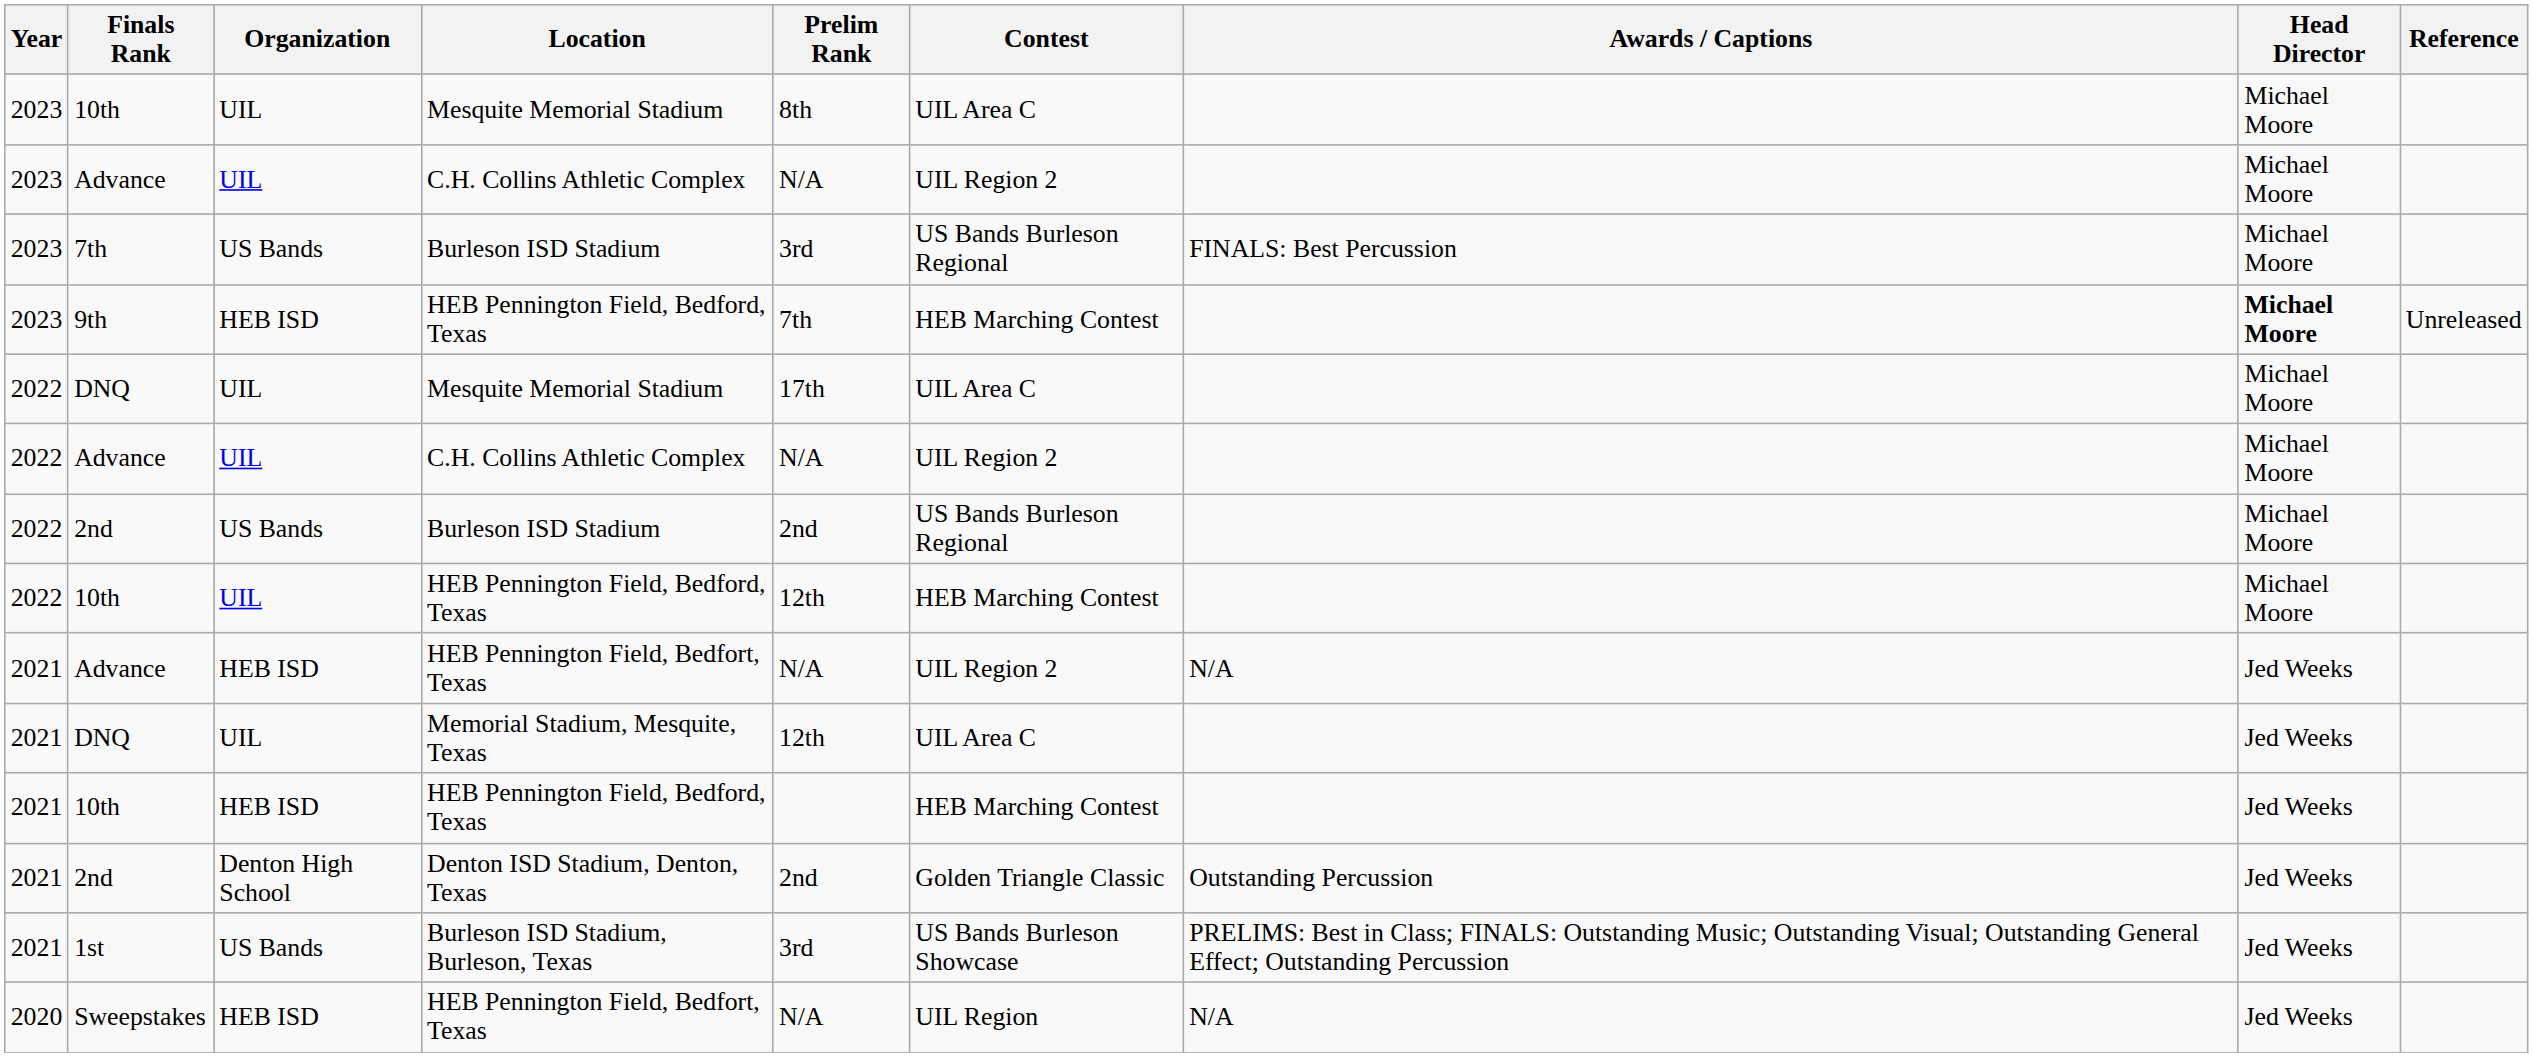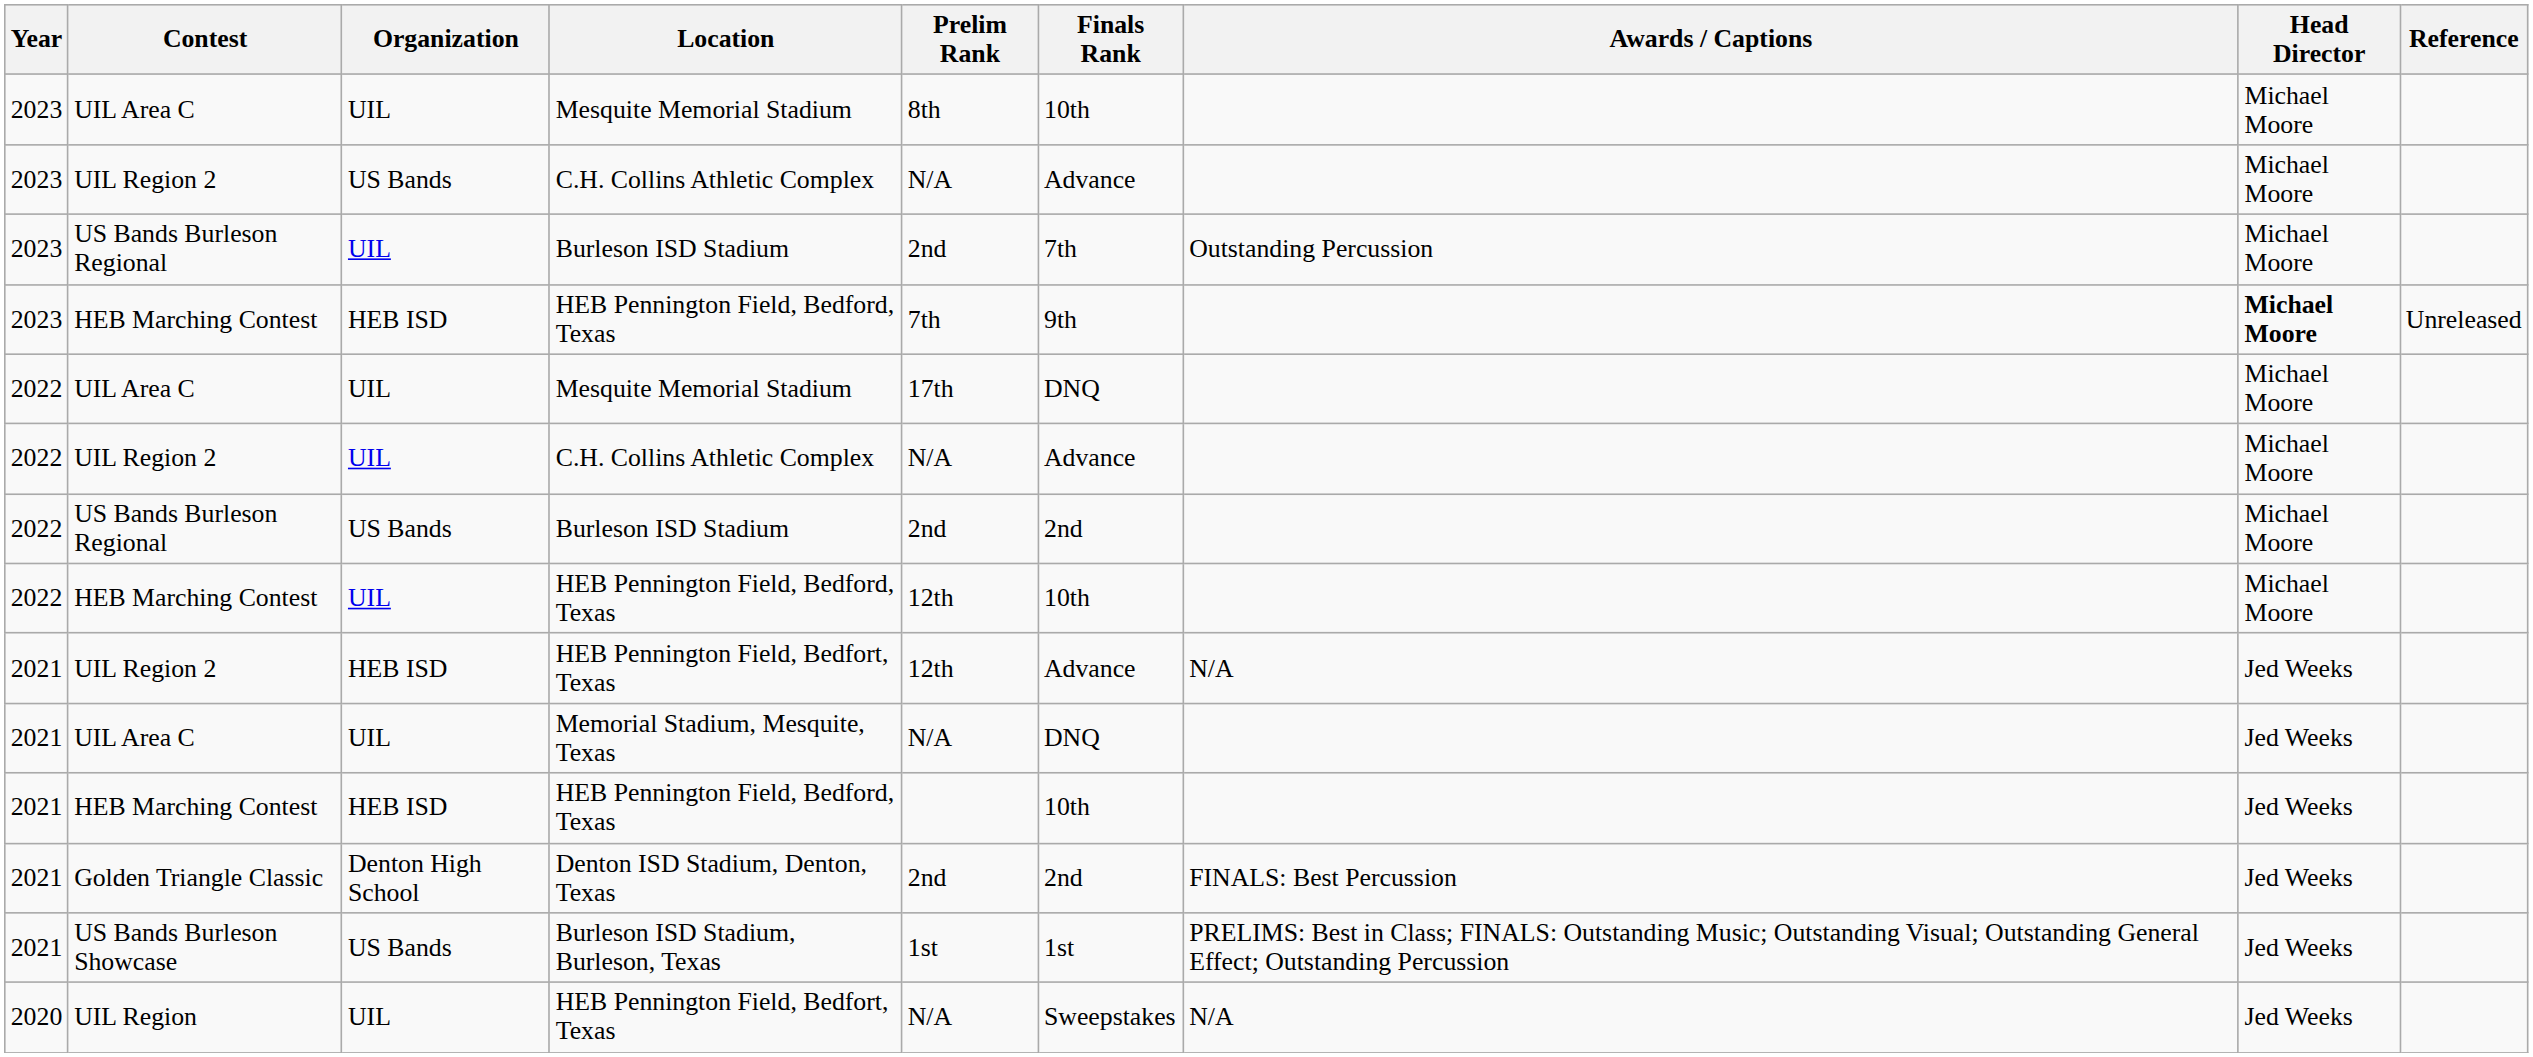columns swapped: (1046, 39) <-> (141, 39)
(241, 179) UIL -> (400, 179) US Bands
(271, 248) US Bands -> (369, 248) UIL
(796, 248) 3rd -> (927, 248) 2nd
(1323, 248) FINALS: Best Percussion -> (1311, 248) Outstanding Percussion
(801, 667) N/A -> (931, 667) 12th
(802, 737) 12th -> (930, 737) N/A
(1311, 877) Outstanding Percussion -> (1323, 877) FINALS: Best Percussion
(796, 947) 3rd -> (923, 947) 1st
(269, 1017) HEB ISD -> (369, 1017) UIL
